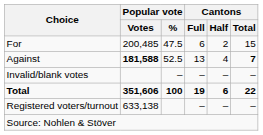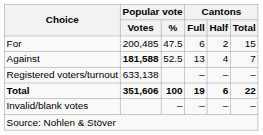(253, 59) bold -> (253, 59) normal
rows swapped: (47, 75) <-> (62, 106)
